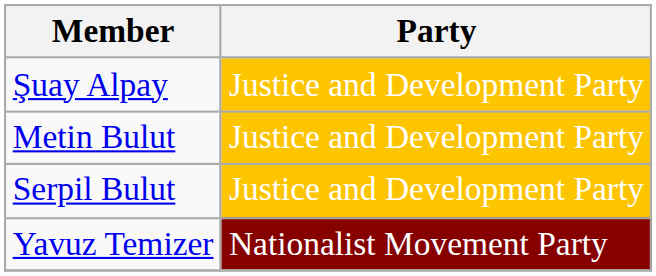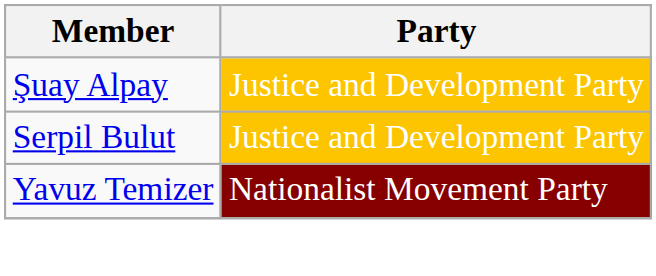- row: (94, 137)
